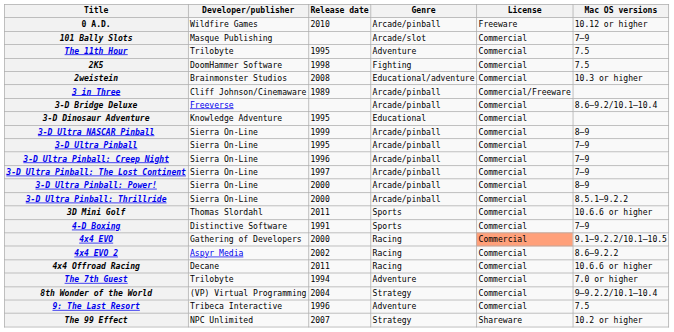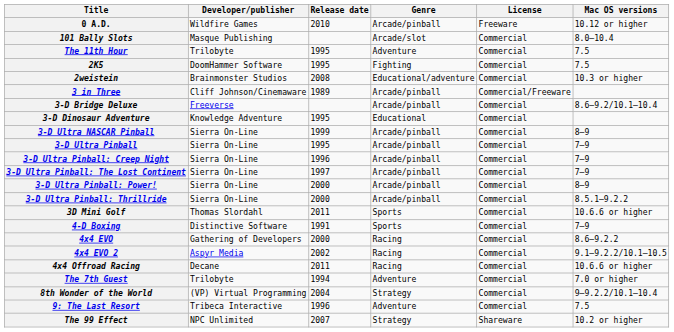(582, 38) 7–9 -> (594, 38) 8.0–10.4
(320, 65) 1998 -> (320, 65) 1995
(503, 240) lightsalmon background -> (503, 240) no background
(621, 240) 9.1–9.2.2/10.1–10.5 -> (597, 240) 8.6–9.2.2
(597, 253) 8.6–9.2.2 -> (621, 253) 9.1–9.2.2/10.1–10.5
